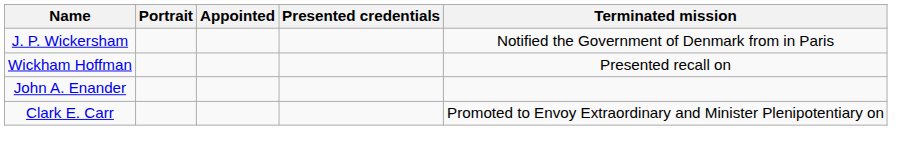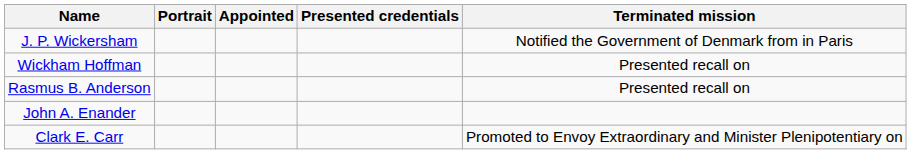+ row: (79, 88)
